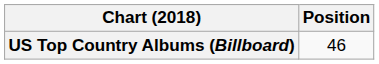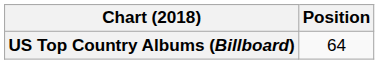(336, 45) 46 -> (336, 45) 64
